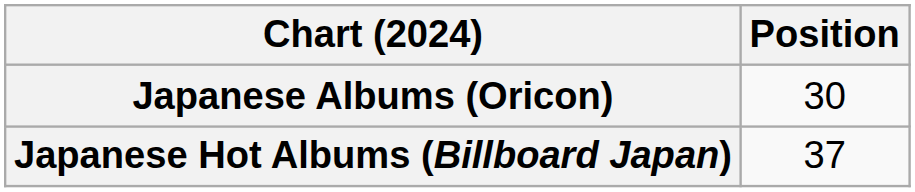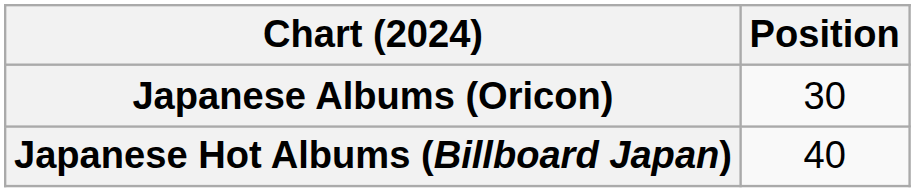(825, 155) 37 -> (825, 155) 40
